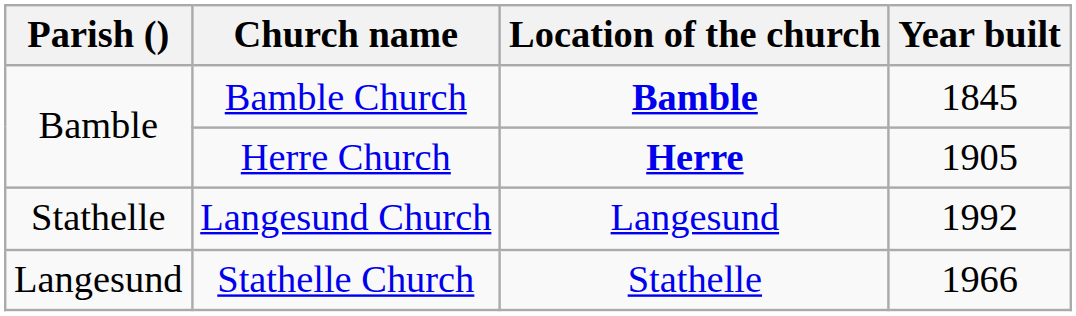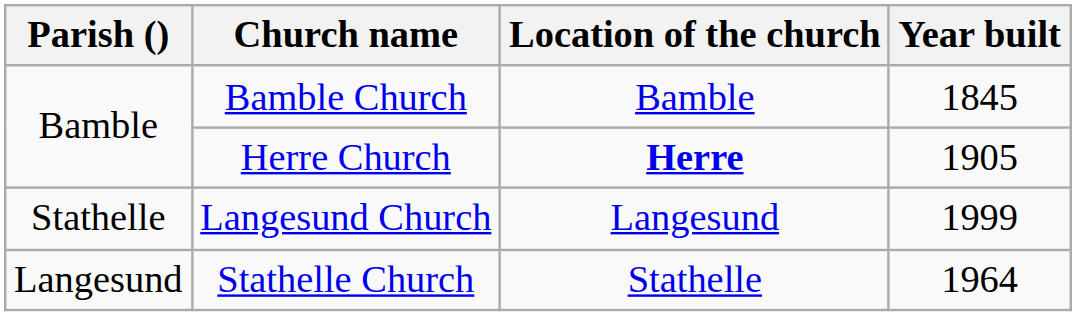(695, 95) bold -> (695, 95) normal
(980, 217) 1992 -> (980, 217) 1999
(980, 278) 1966 -> (980, 278) 1964
